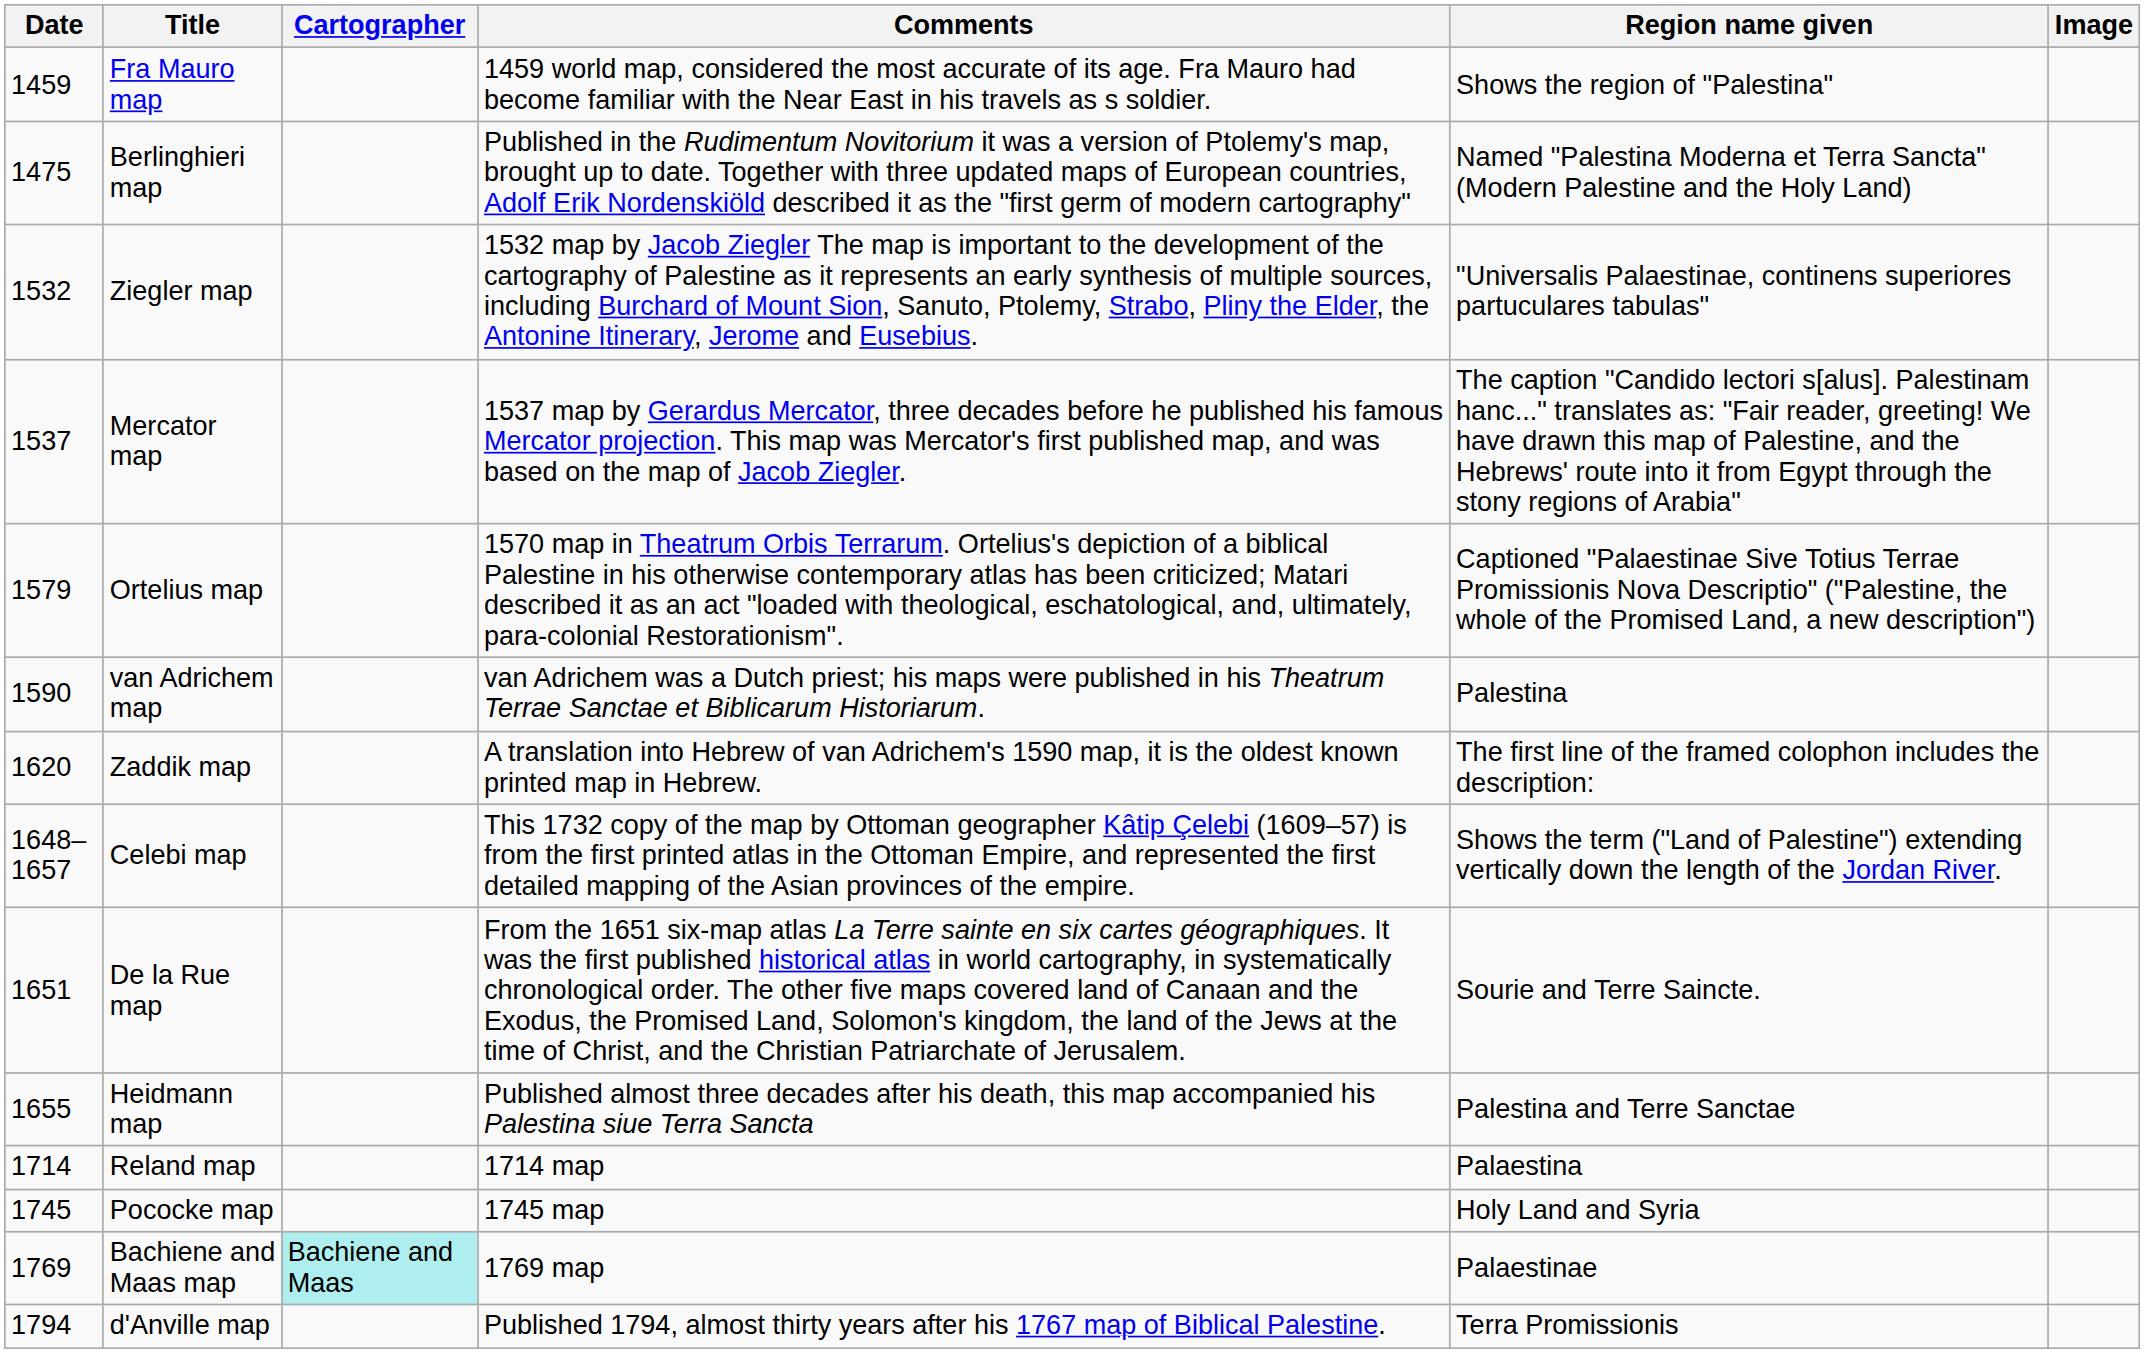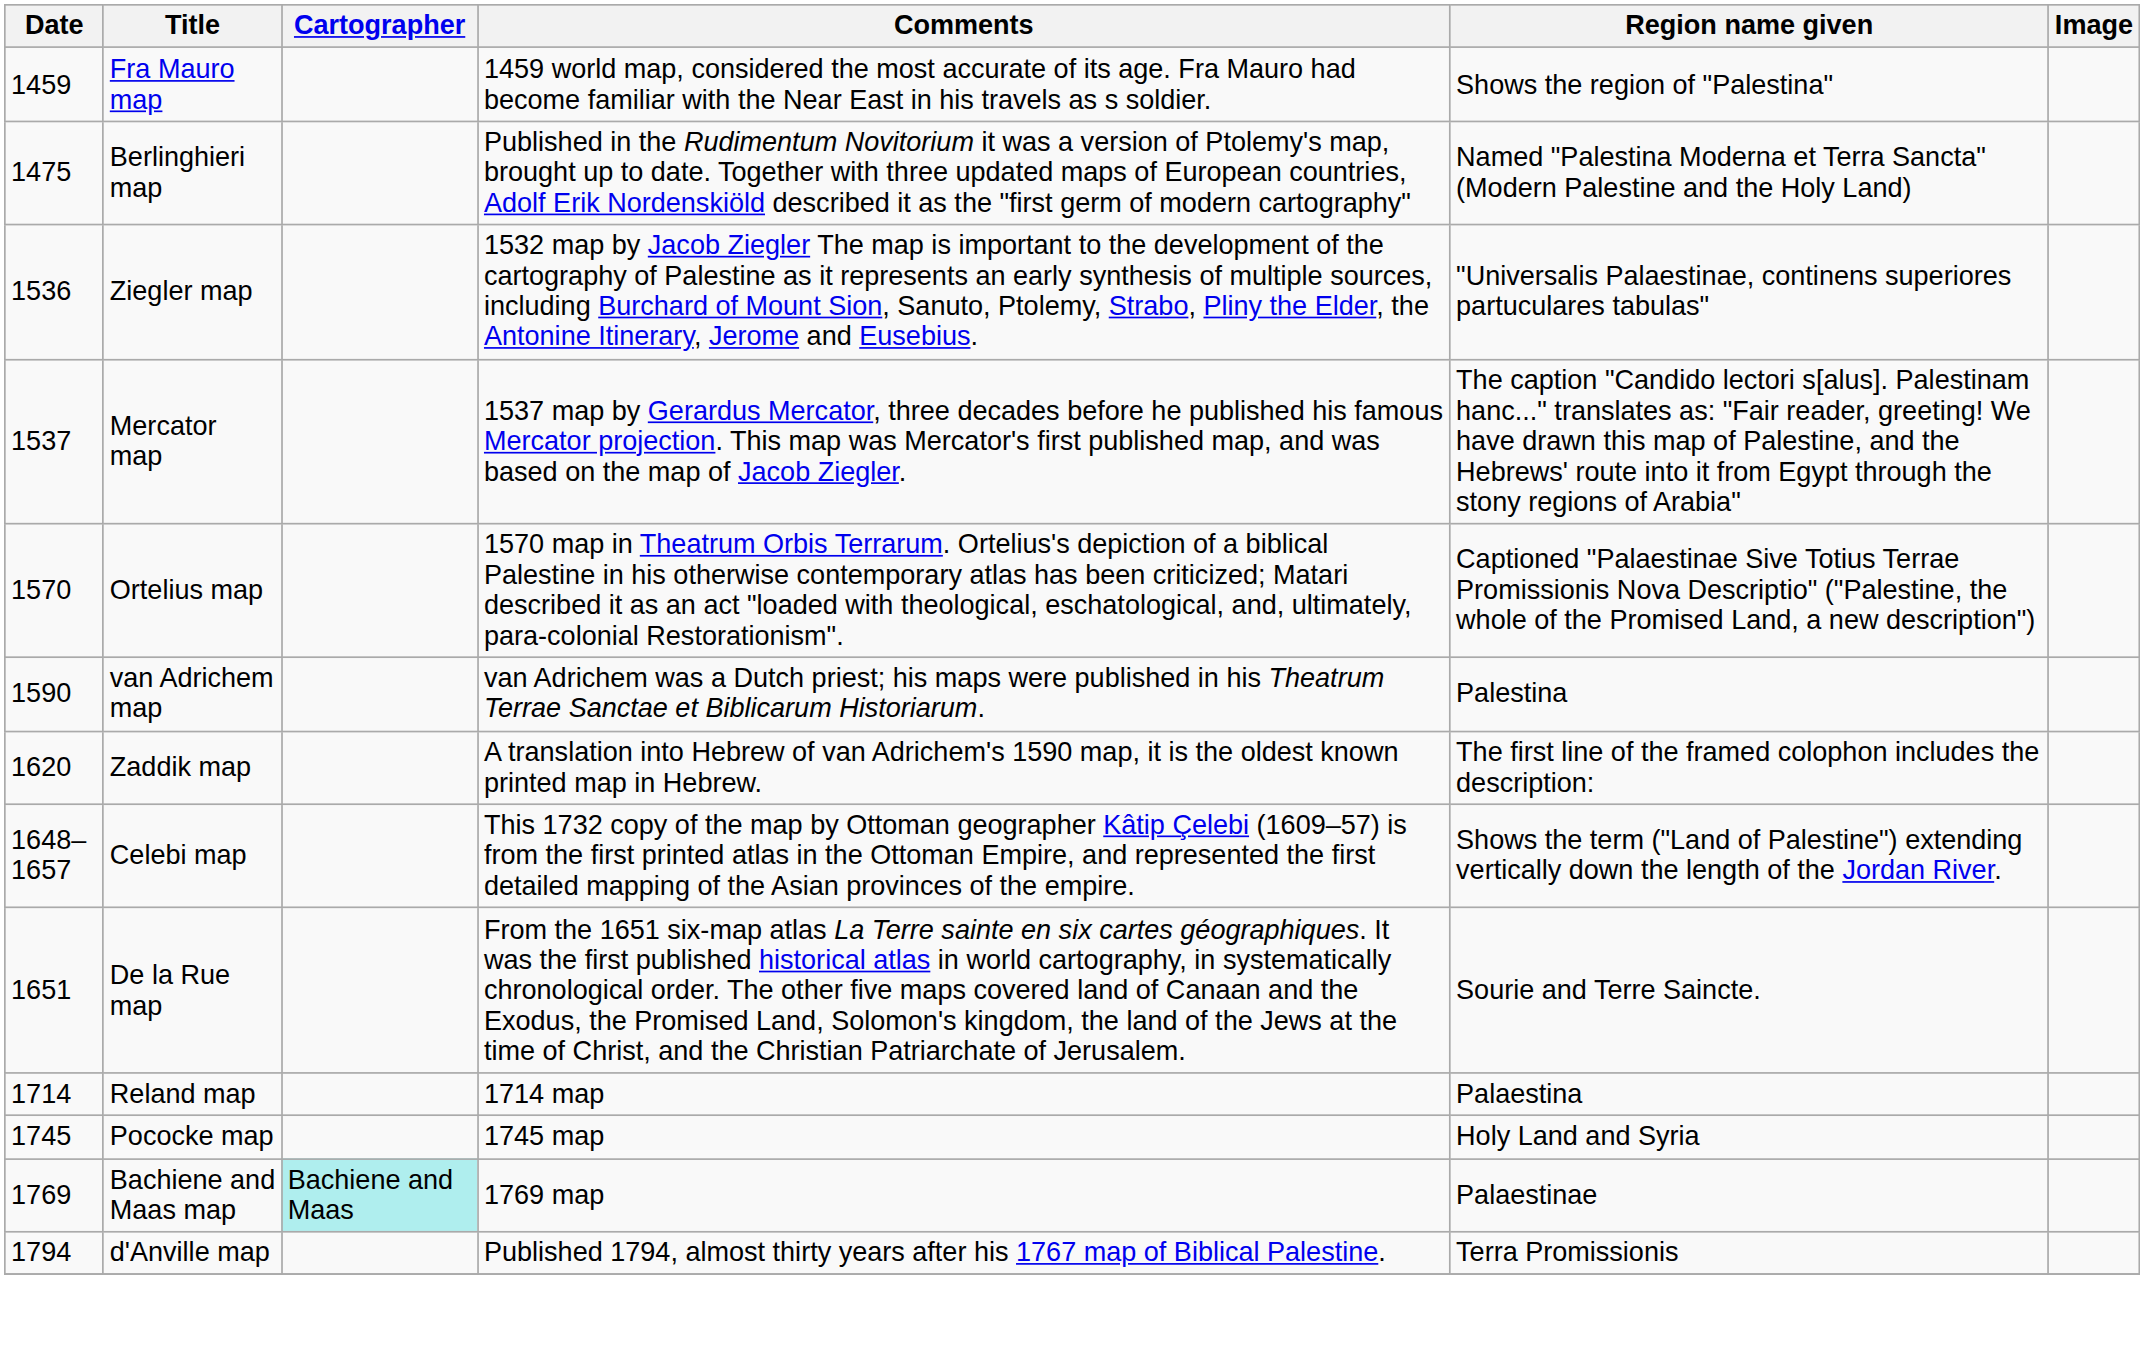(41, 291) 1532 -> (41, 291) 1536
(41, 590) 1579 -> (41, 590) 1570
- row: (171, 1108)
